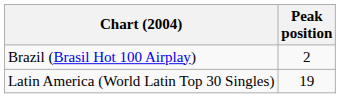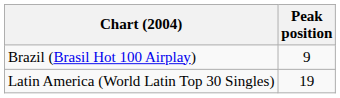(307, 57) 2 -> (307, 57) 9
